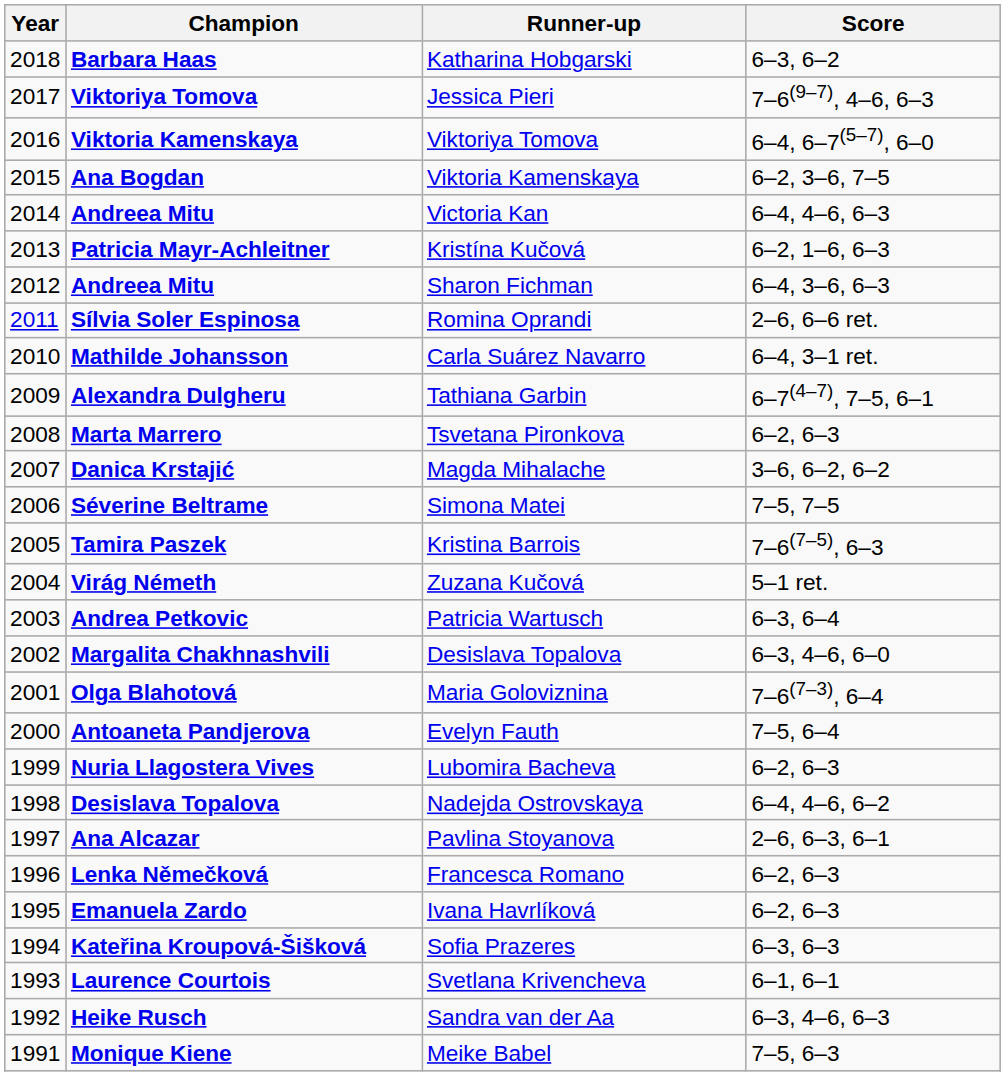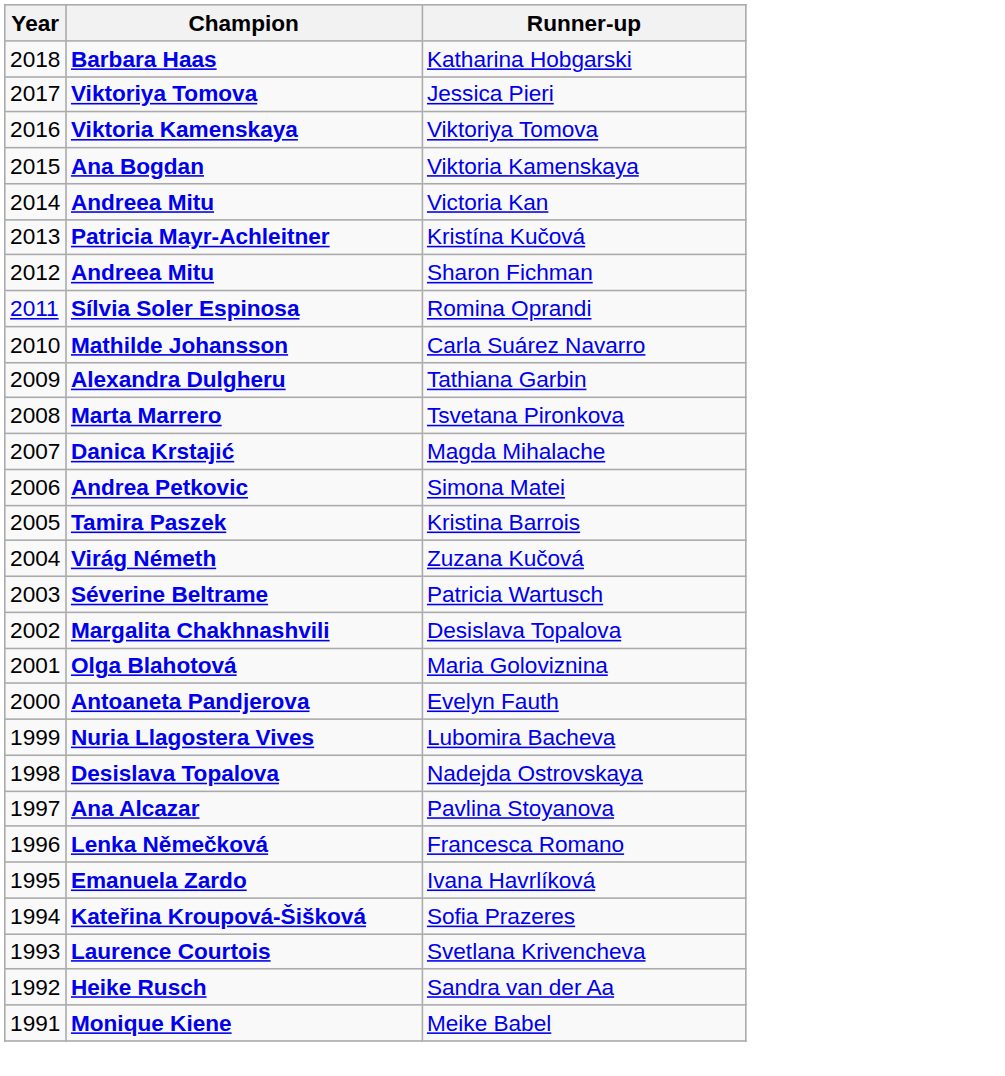- column: (873, 23)
(170, 505) Séverine Beltrame -> (159, 487) Andrea Petkovic
(159, 618) Andrea Petkovic -> (170, 595) Séverine Beltrame
